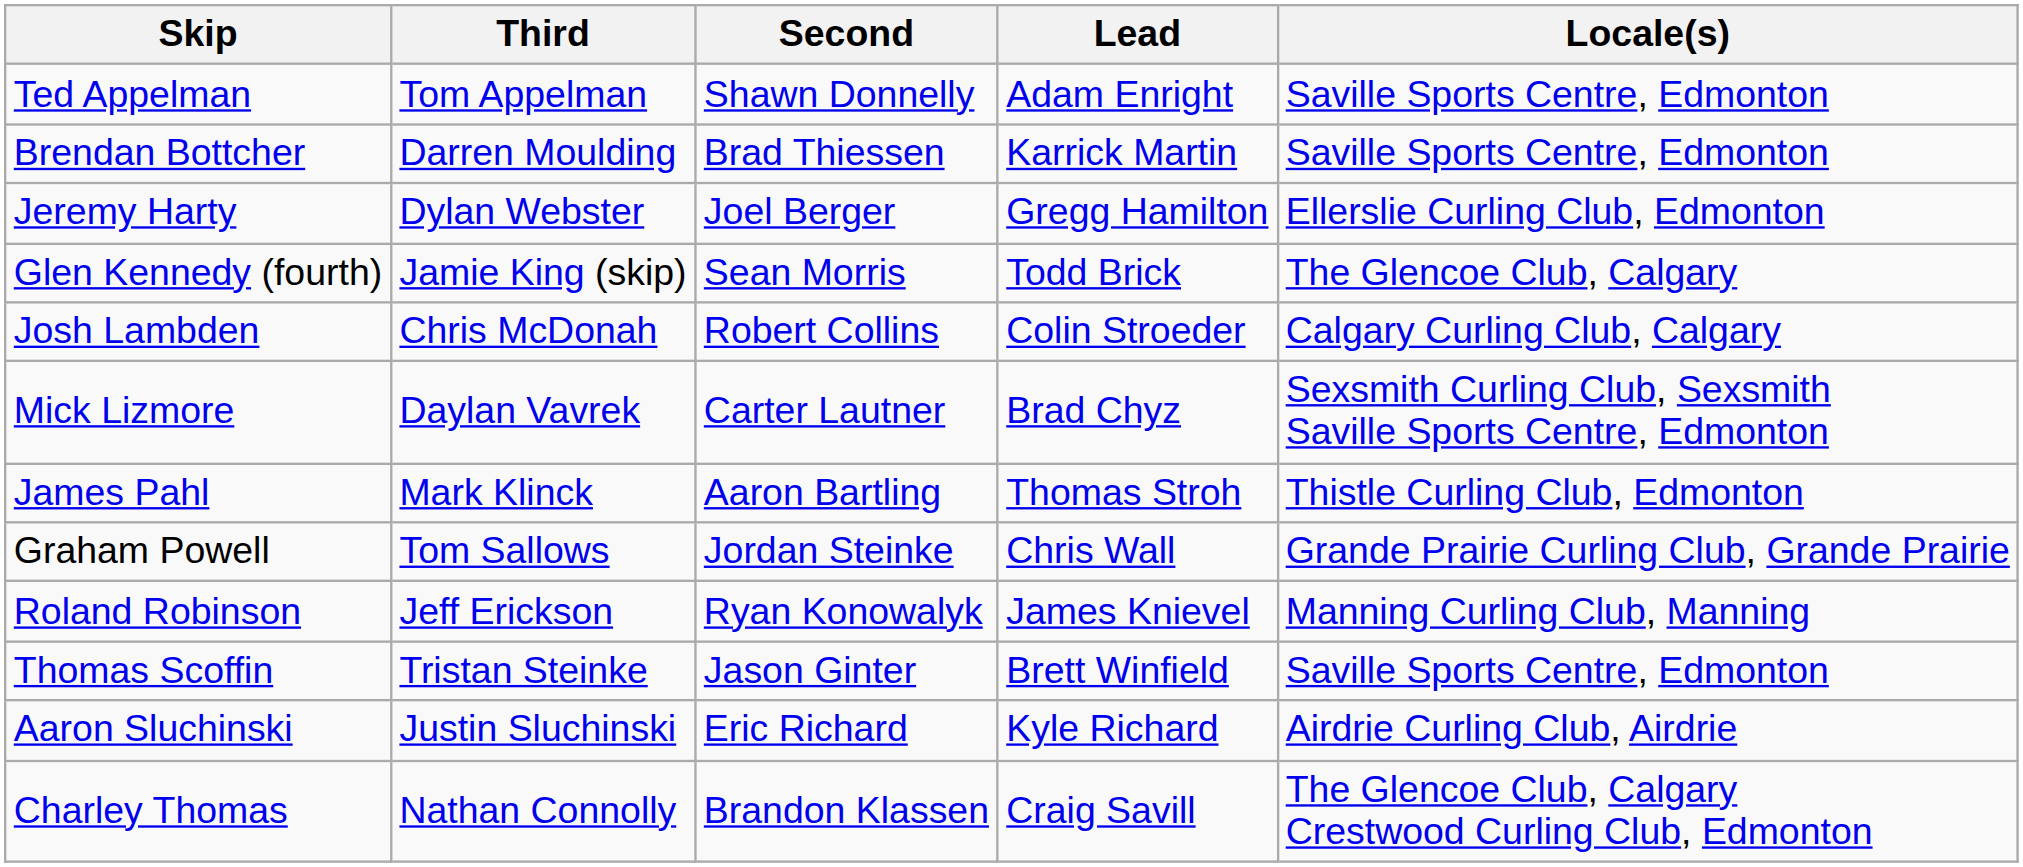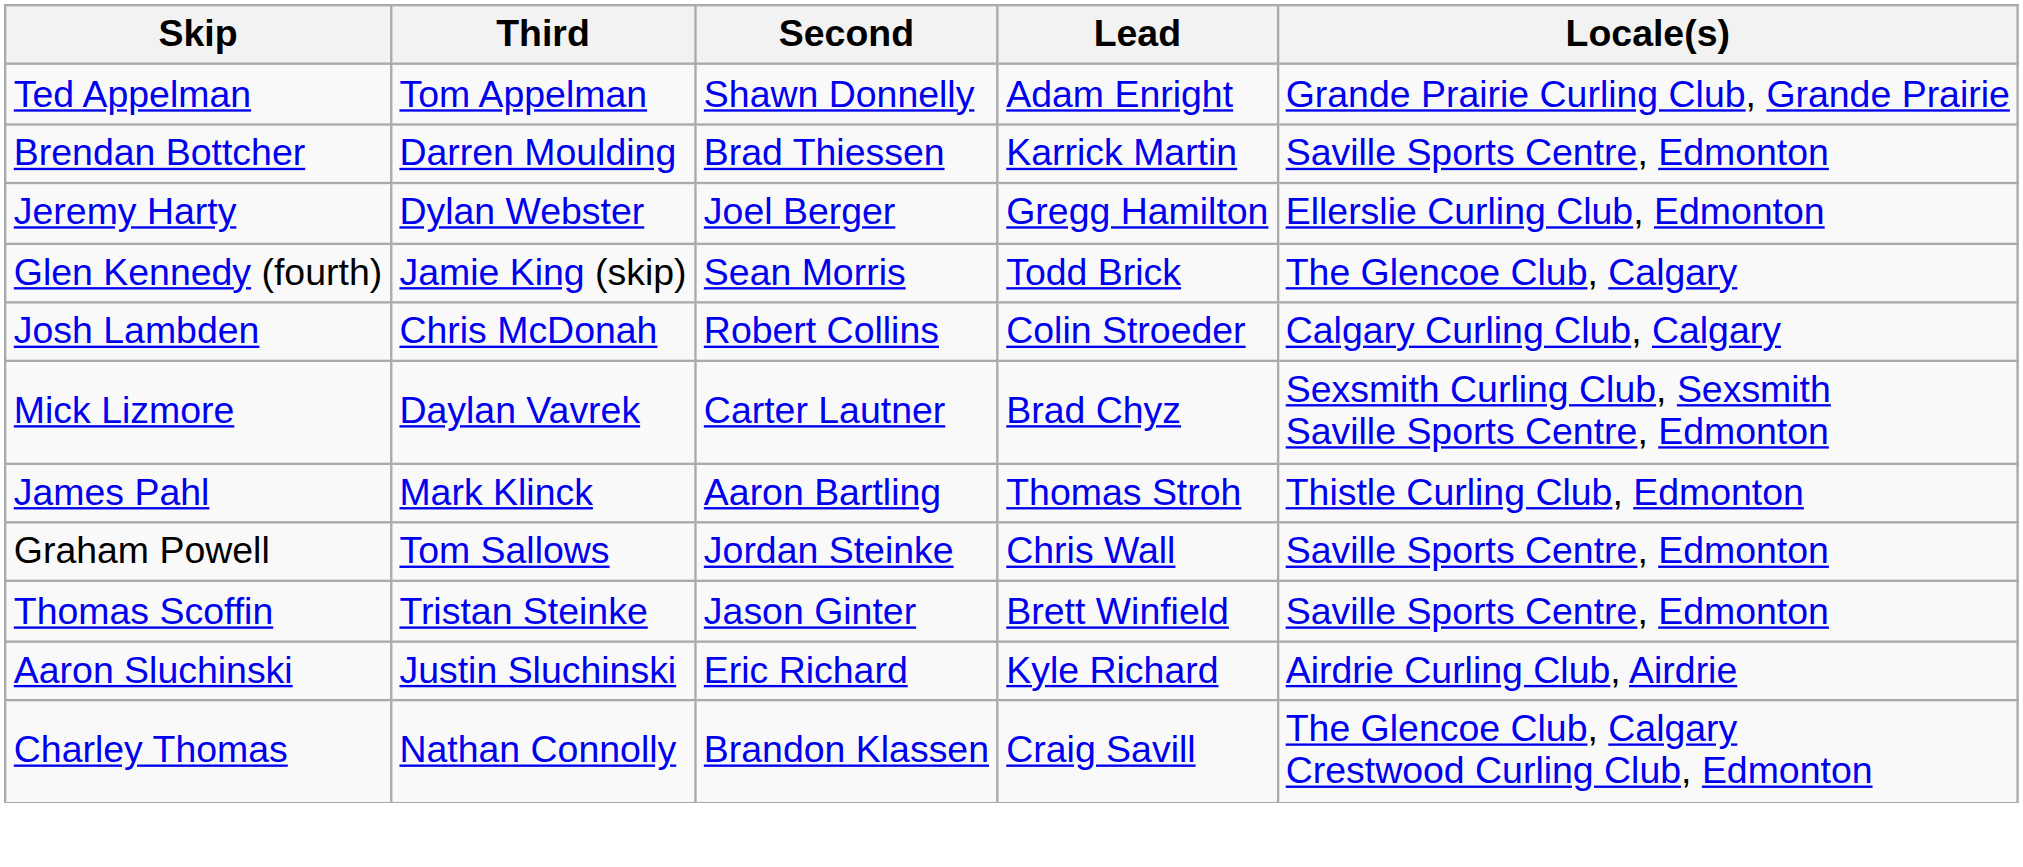(1557, 93) Saville Sports Centre, Edmonton -> (1648, 93) Grande Prairie Curling Club, Grande Prairie
(1648, 551) Grande Prairie Curling Club, Grande Prairie -> (1557, 551) Saville Sports Centre, Edmonton
- row: (157, 610)
